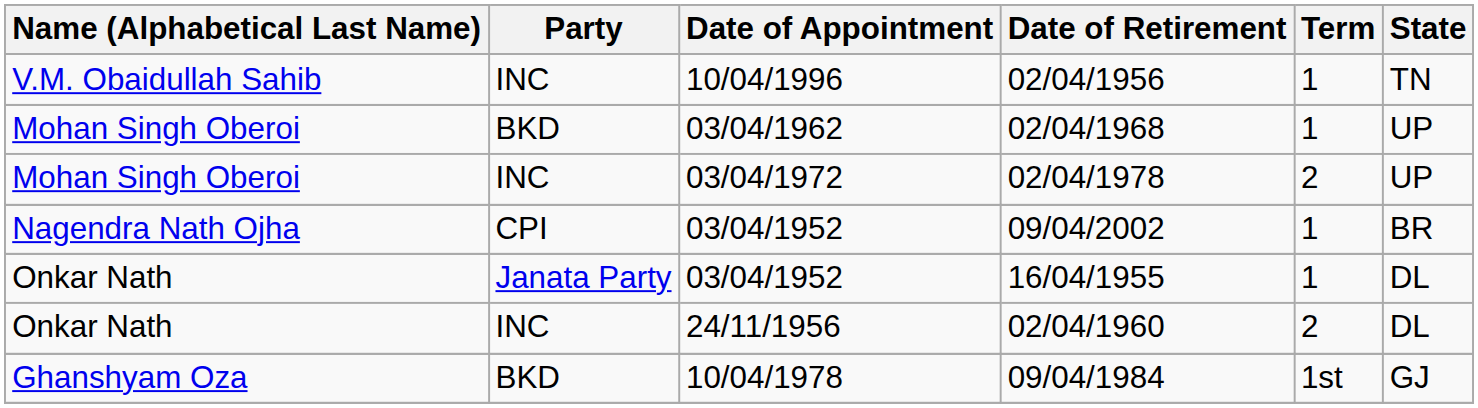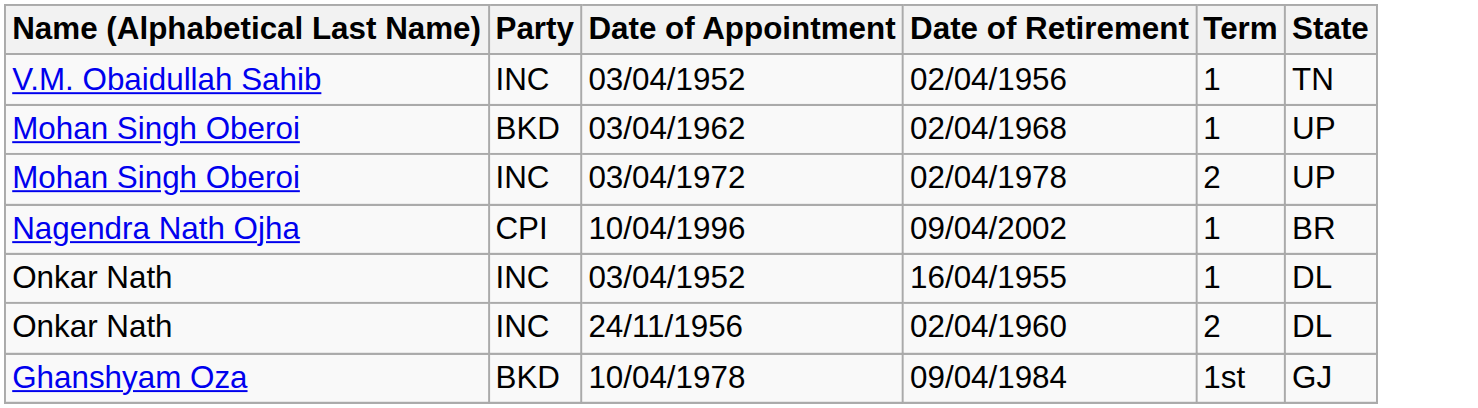(764, 79) 10/04/1996 -> (667, 79) 03/04/1952
(764, 228) 03/04/1952 -> (667, 228) 10/04/1996
(584, 278) Janata Party -> (522, 278) INC
